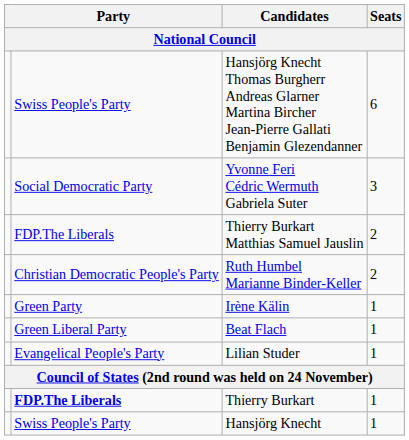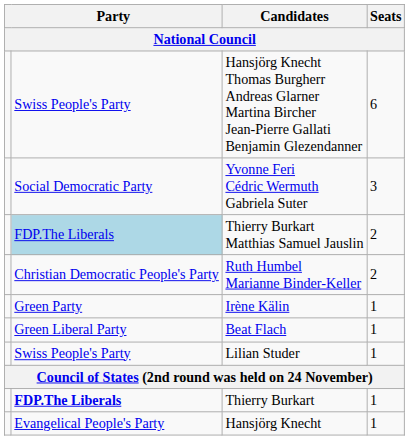(64, 235) no background -> (64, 235) lightblue background
(89, 353) Evangelical People's Party -> (72, 353) Swiss People's Party
(72, 423) Swiss People's Party -> (89, 423) Evangelical People's Party
